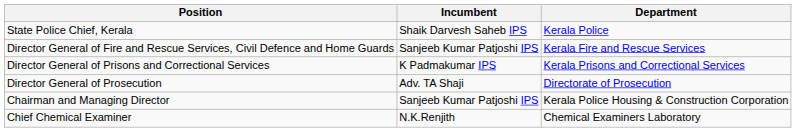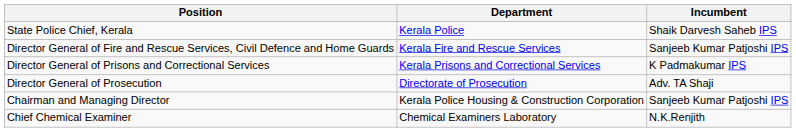columns swapped: (666, 13) <-> (469, 13)
